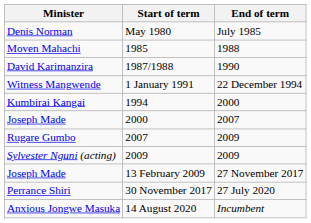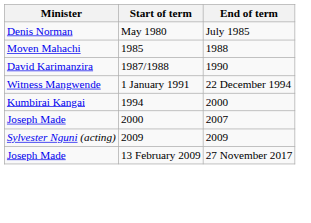- row: (41, 137)
- row: (39, 191)
- row: (64, 208)
